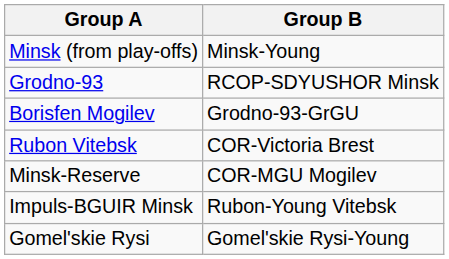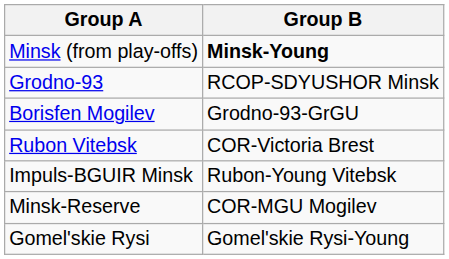(264, 51) normal -> (268, 51) bold
rows swapped: (75, 176) <-> (101, 207)
